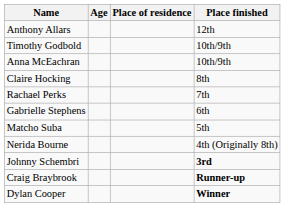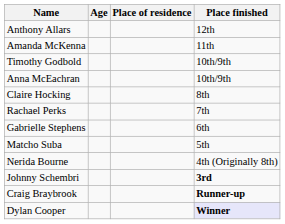+ row: (46, 45)
(213, 194) no background -> (213, 210) lavender background
